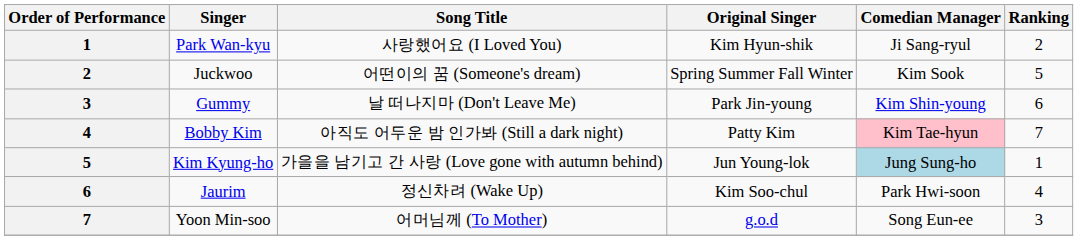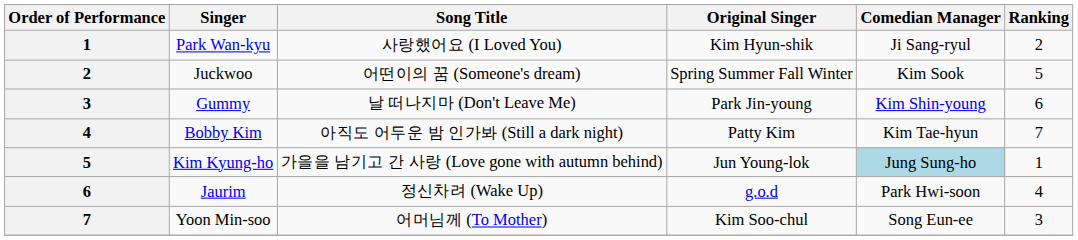(931, 132) pink background -> (931, 132) no background
(762, 191) Kim Soo-chul -> (762, 191) g.o.d
(762, 220) g.o.d -> (762, 220) Kim Soo-chul
